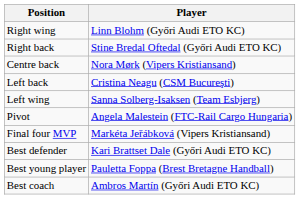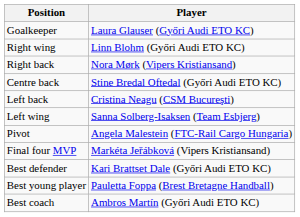+ row: (32, 30)
(186, 47) Stine Bredal Oftedal (Győri Audi ETO KC) -> (163, 64) Nora Mørk (Vipers Kristiansand)
(163, 64) Nora Mørk (Vipers Kristiansand) -> (186, 82) Stine Bredal Oftedal (Győri Audi ETO KC)
